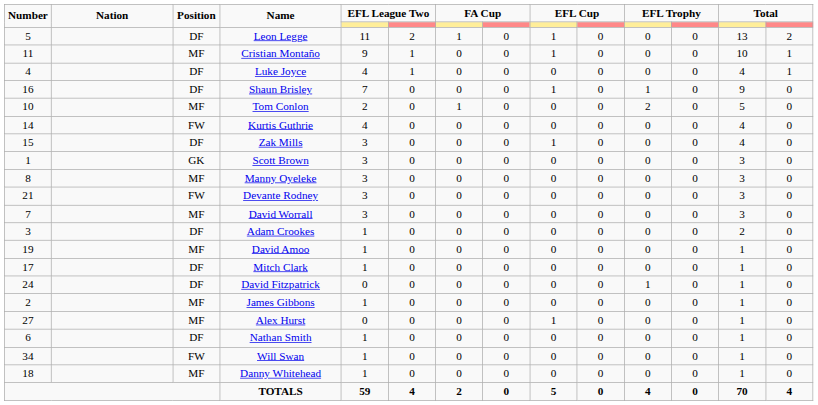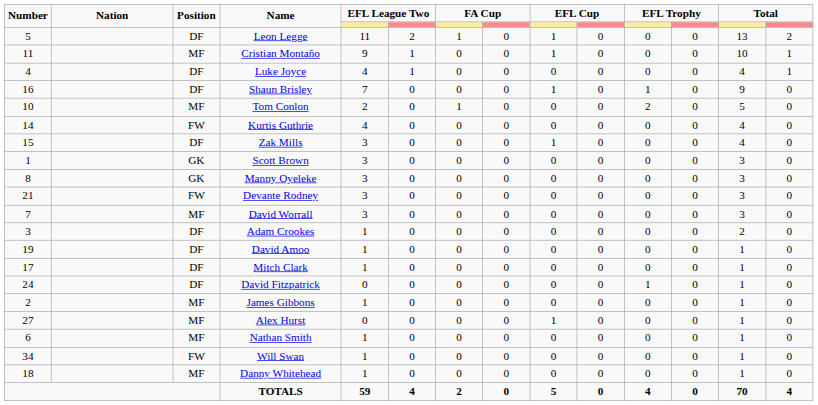(196, 178) MF -> (196, 178) GK
(196, 249) MF -> (196, 249) DF
(196, 338) DF -> (196, 338) MF
